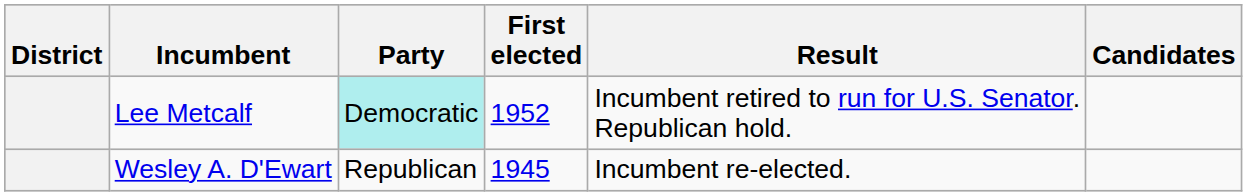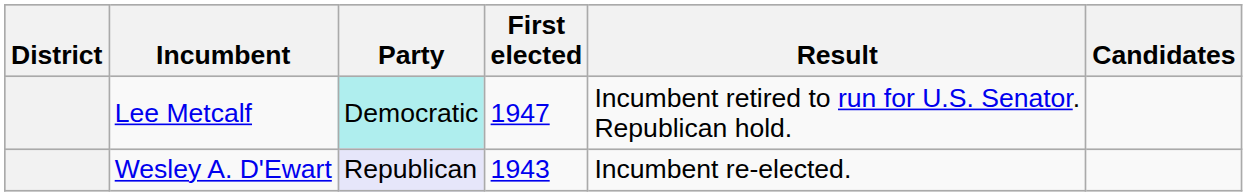(520, 112) 1952 -> (520, 112) 1947
(411, 169) no background -> (411, 169) lavender background
(520, 169) 1945 -> (520, 169) 1943
